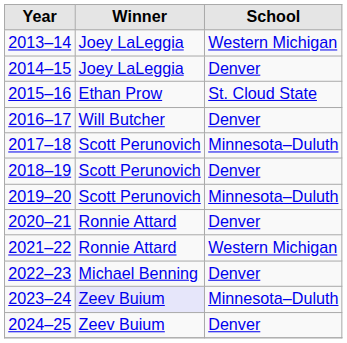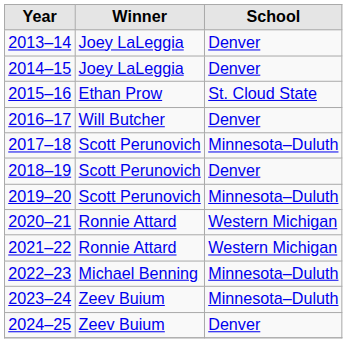(273, 42) Western Michigan -> (234, 42) Denver
(234, 222) Denver -> (273, 222) Western Michigan
(234, 273) Denver -> (273, 273) Minnesota–Duluth
(122, 299) lavender background -> (122, 299) no background
